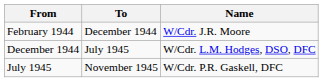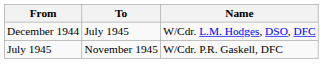- row: (40, 31)
